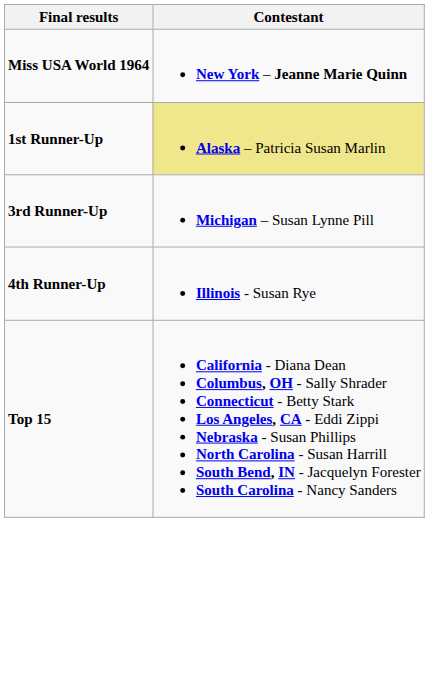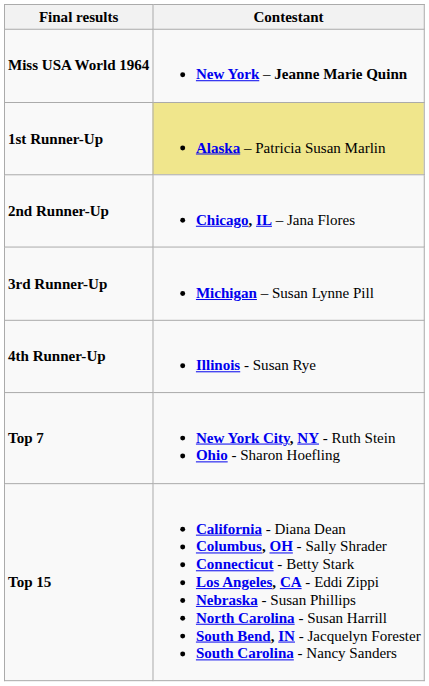+ row: (58, 211)
+ row: (26, 438)
